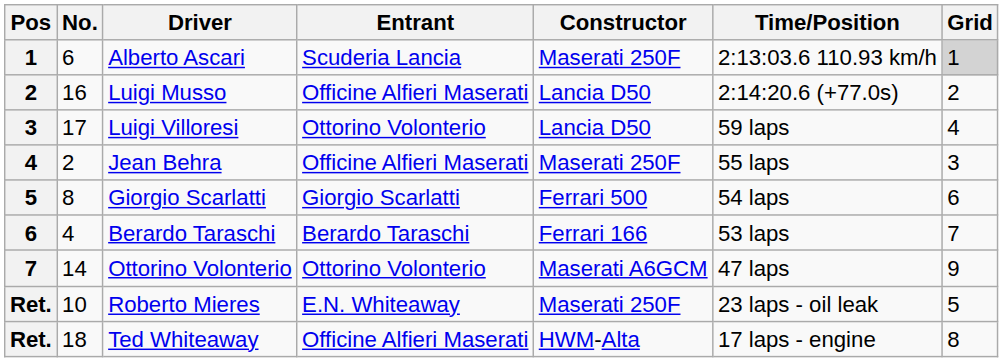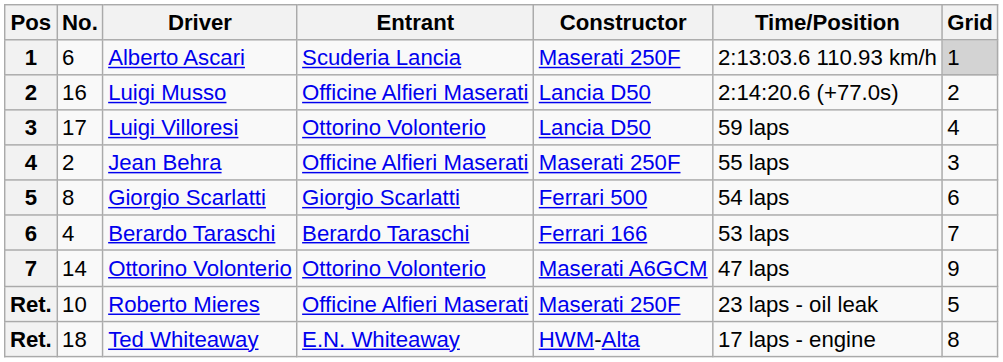(381, 304) E.N. Whiteaway -> (415, 304) Officine Alfieri Maserati
(415, 339) Officine Alfieri Maserati -> (381, 339) E.N. Whiteaway
